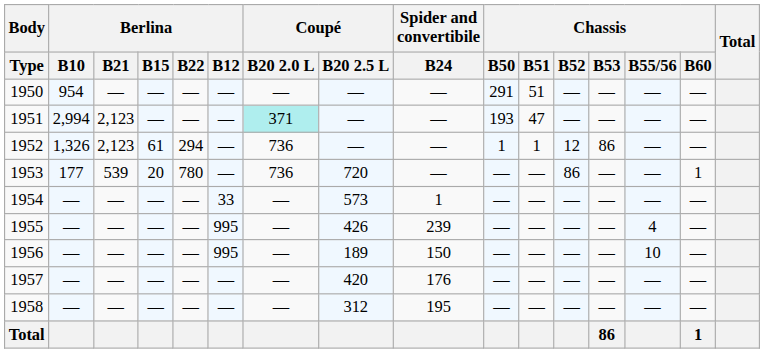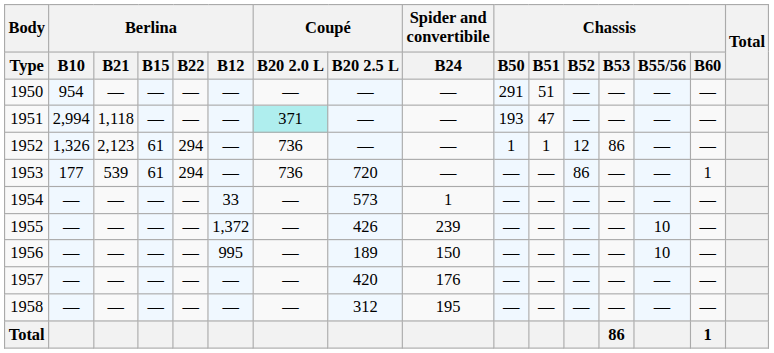(116, 118) 2,123 -> (116, 118) 1,118
(156, 172) 20 -> (156, 172) 61
(191, 172) 780 -> (191, 172) 294
(226, 226) 995 -> (231, 226) 1,372
(652, 226) 4 -> (662, 226) 10
